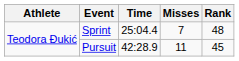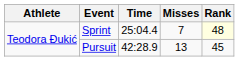(218, 31) no background -> (218, 31) lightyellow background
(181, 48) 11 -> (181, 48) 13
